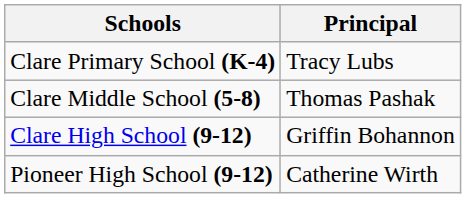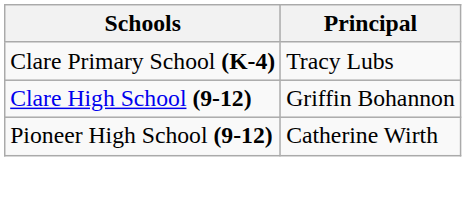- row: (135, 98)
